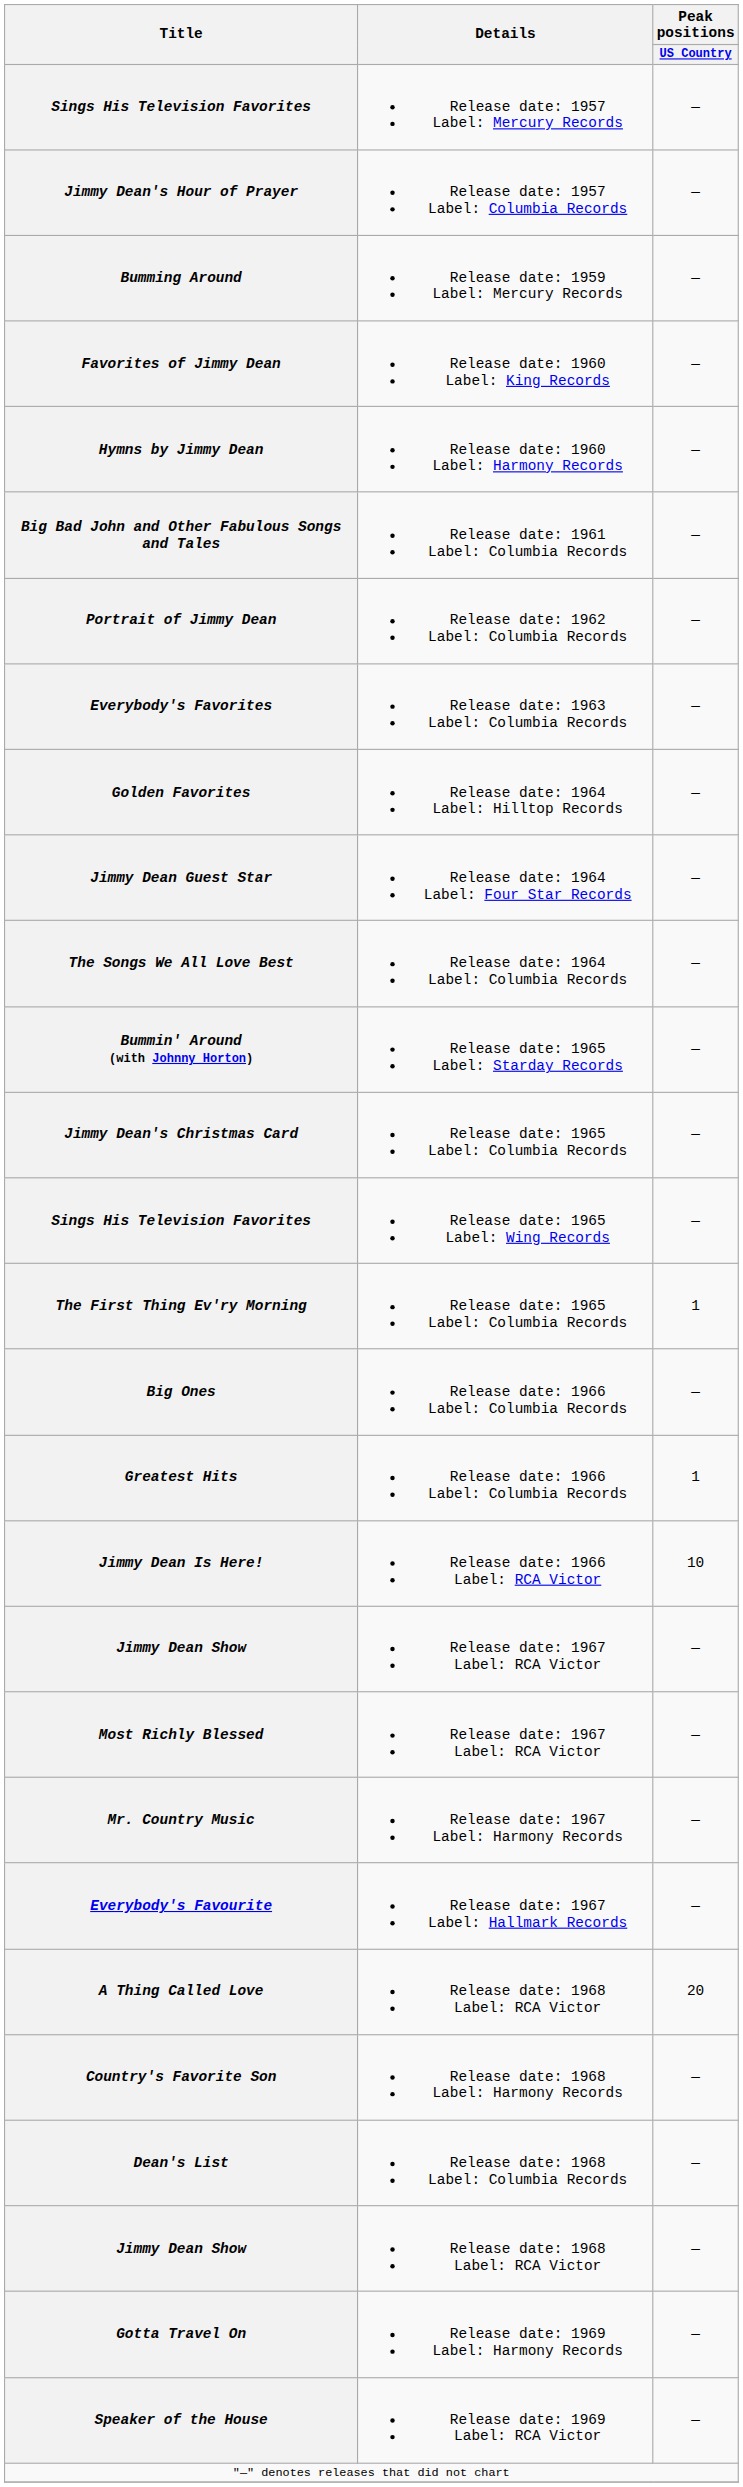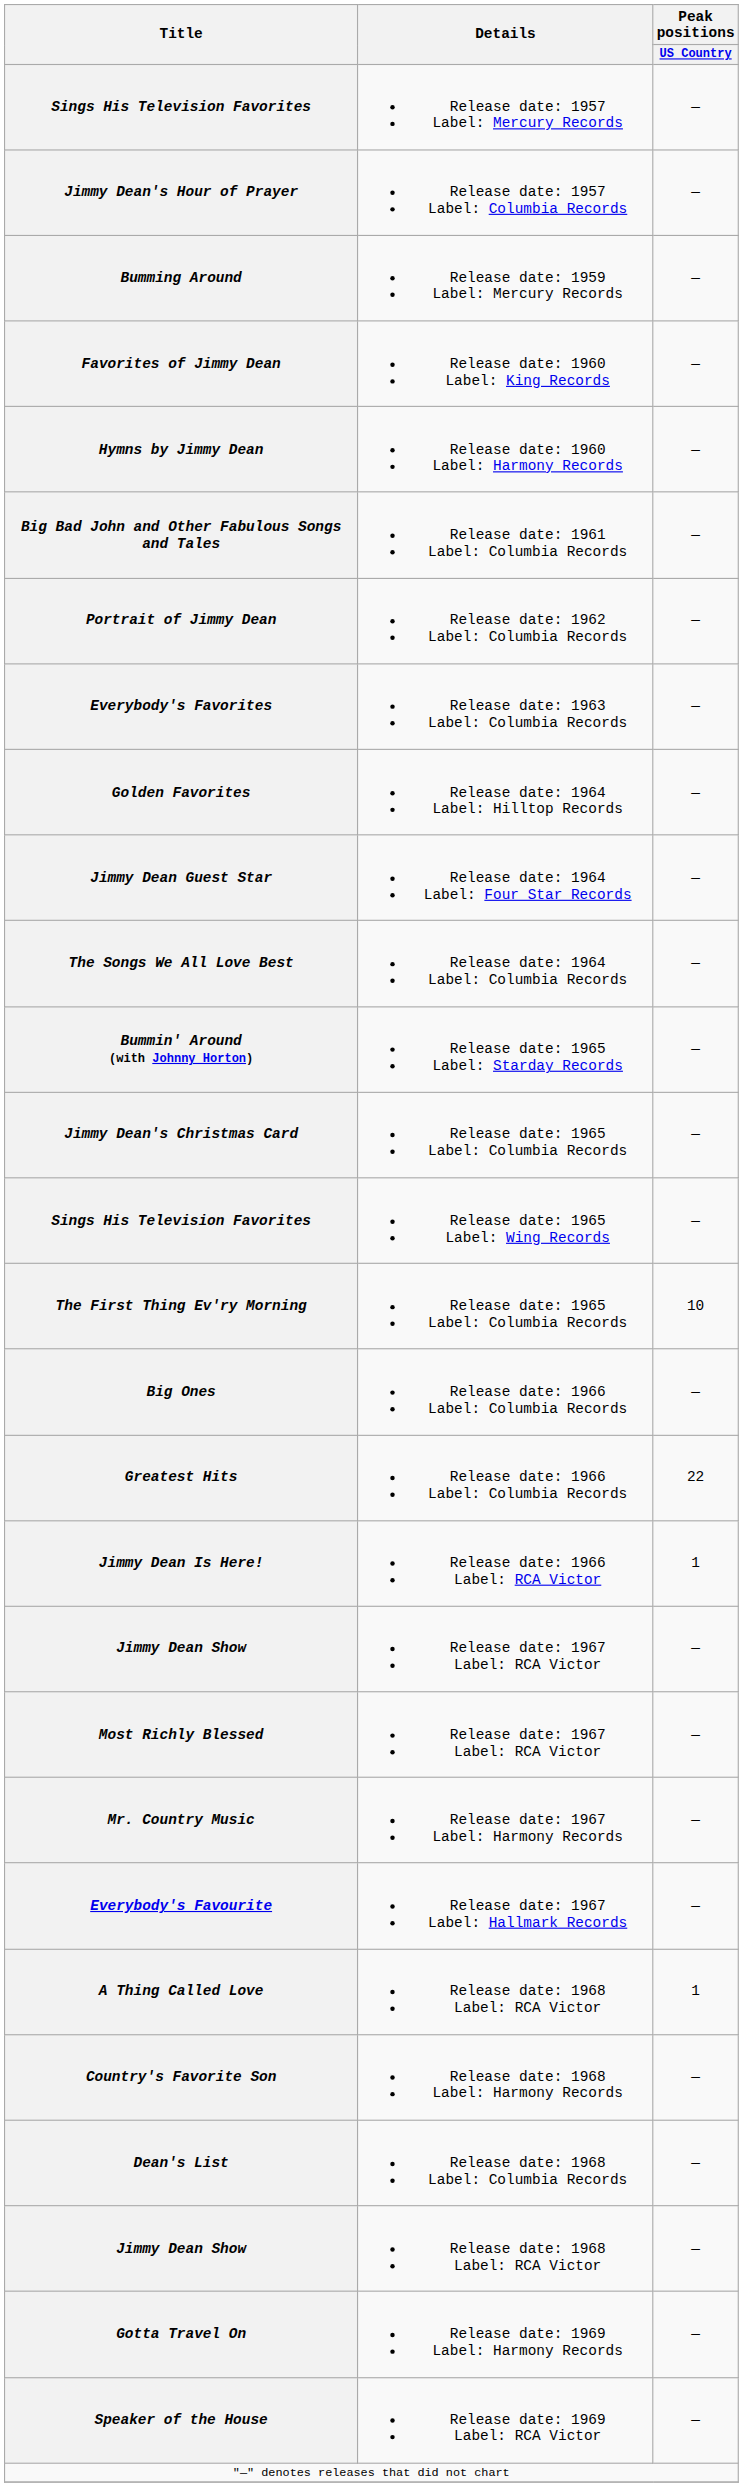(696, 1306) 1 -> (696, 1306) 10
(696, 1478) 1 -> (696, 1478) 22
(696, 1563) 10 -> (696, 1563) 1
(696, 1992) 20 -> (696, 1992) 1
